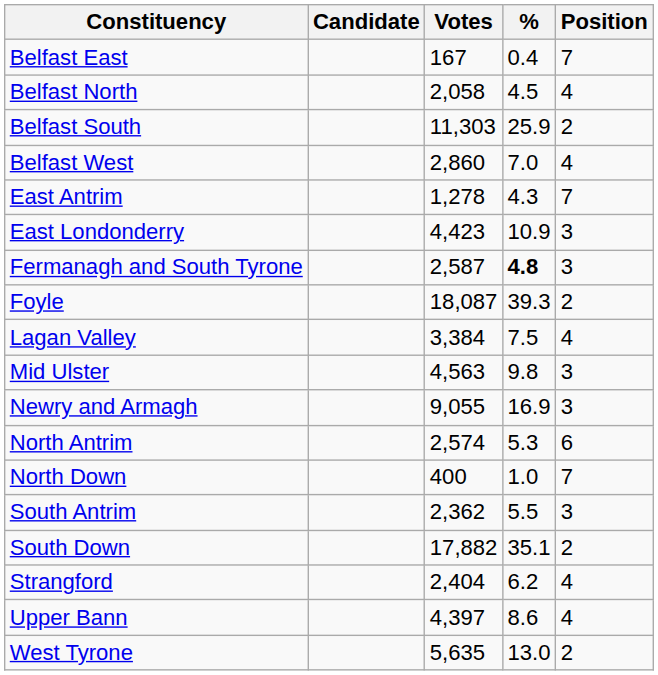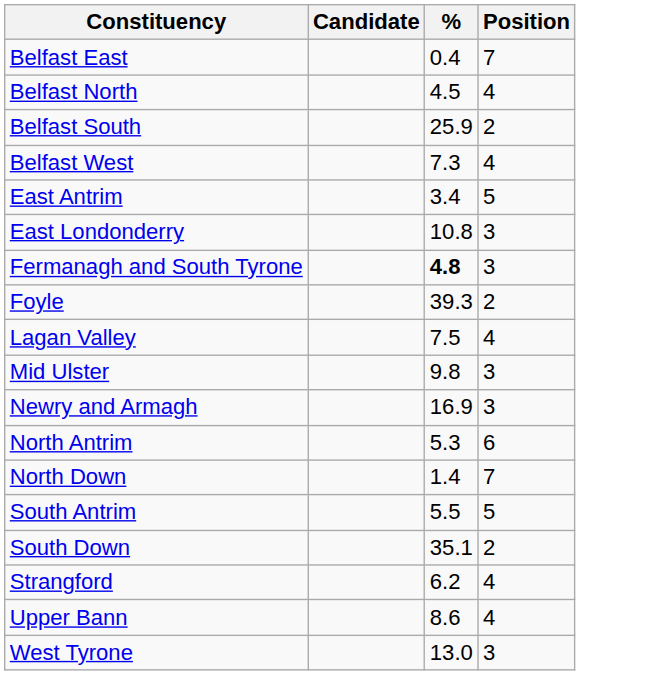- column: (464, 22)
(523, 162) 7.0 -> (445, 162) 7.3
(523, 197) 4.3 -> (445, 197) 3.4
(567, 197) 7 -> (489, 197) 5
(529, 232) 10.9 -> (451, 232) 10.8
(523, 477) 1.0 -> (445, 477) 1.4
(567, 512) 3 -> (489, 512) 5
(567, 652) 2 -> (489, 652) 3
